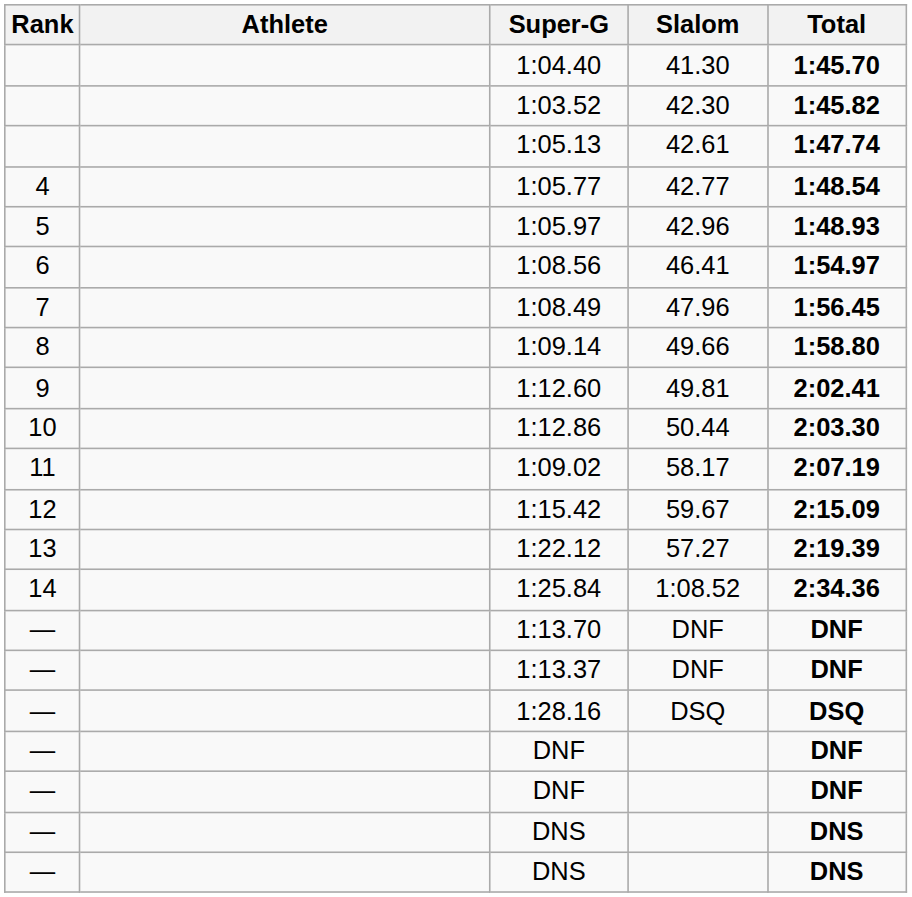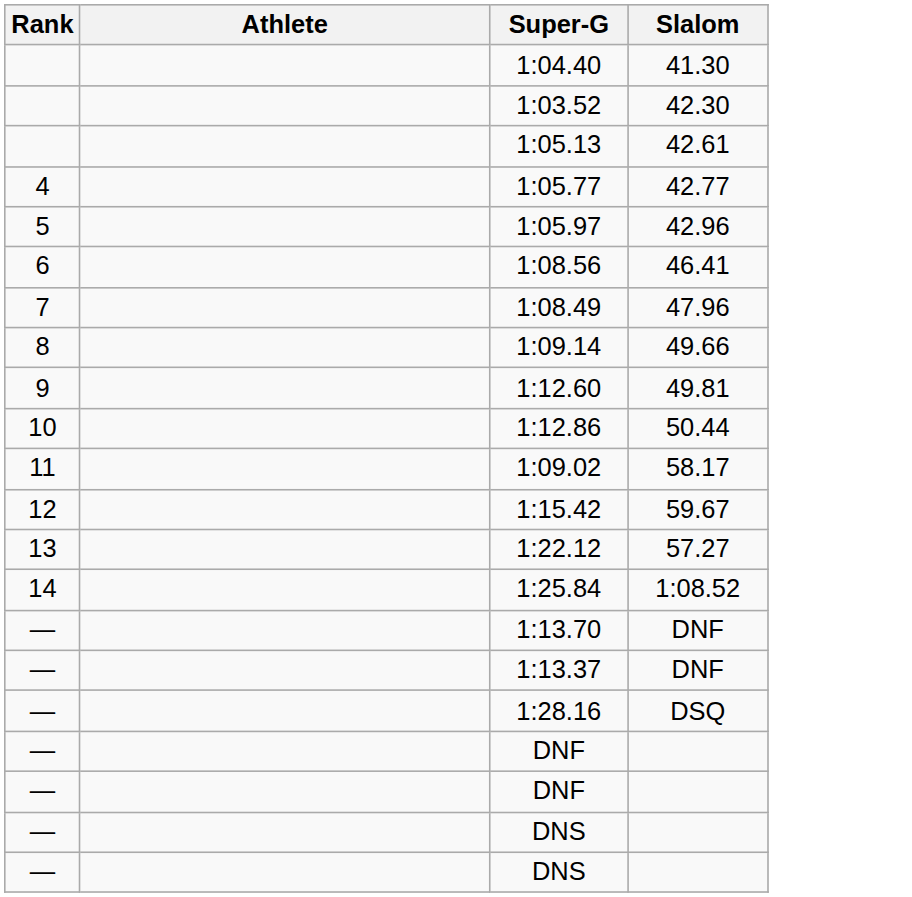- column: (837, 24)
